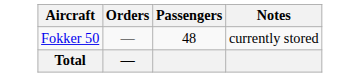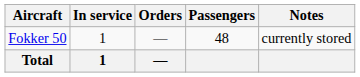+ column: (103, 15)
